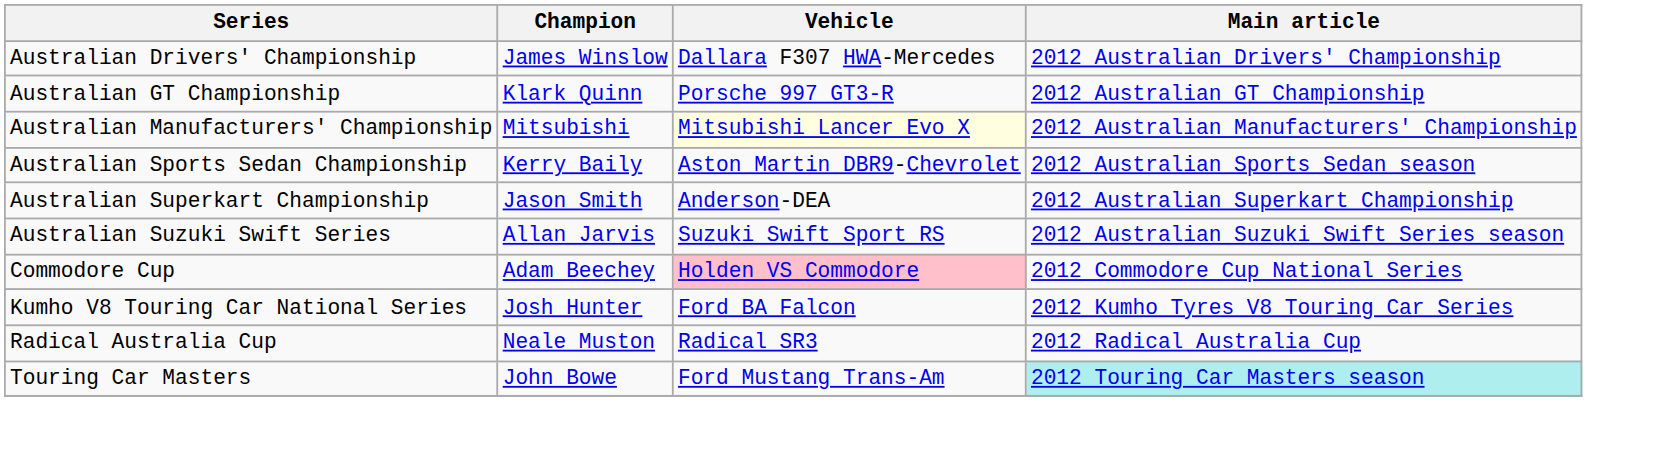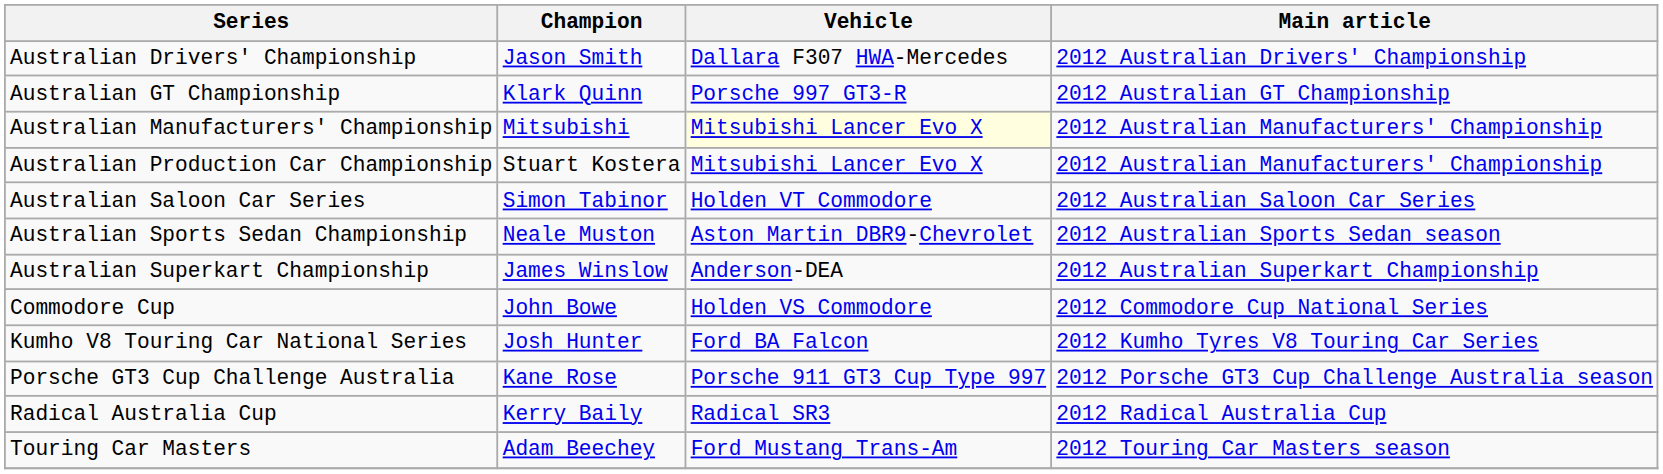(585, 58) James Winslow -> (573, 58) Jason Smith
+ row: (251, 165)
+ row: (188, 200)
(573, 165) Kerry Baily -> (579, 236) Neale Muston
(573, 200) Jason Smith -> (585, 271) James Winslow
- row: (200, 236)
(579, 271) Adam Beechey -> (560, 307) John Bowe
(799, 271) pink background -> (811, 307) no background
+ row: (232, 378)
(579, 343) Neale Muston -> (573, 414) Kerry Baily
(560, 378) John Bowe -> (579, 449) Adam Beechey
(1228, 378) paleturquoise background -> (1253, 449) no background
